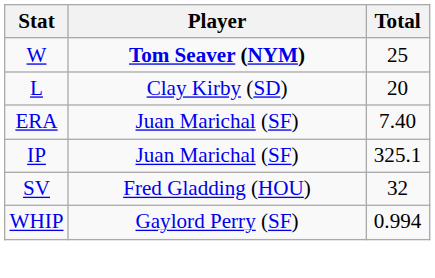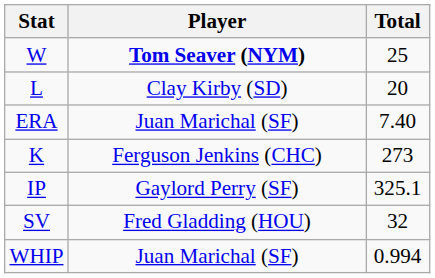+ row: (37, 155)
(217, 155) Juan Marichal (SF) -> (217, 188) Gaylord Perry (SF)
(217, 222) Gaylord Perry (SF) -> (217, 255) Juan Marichal (SF)
